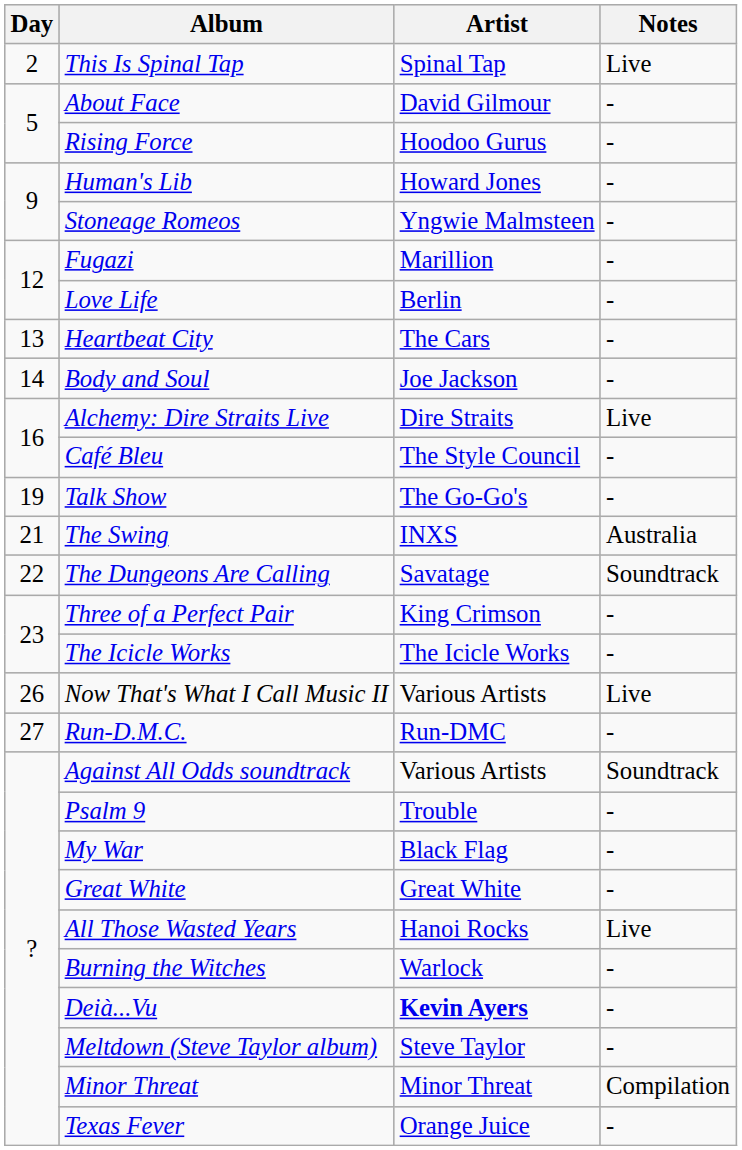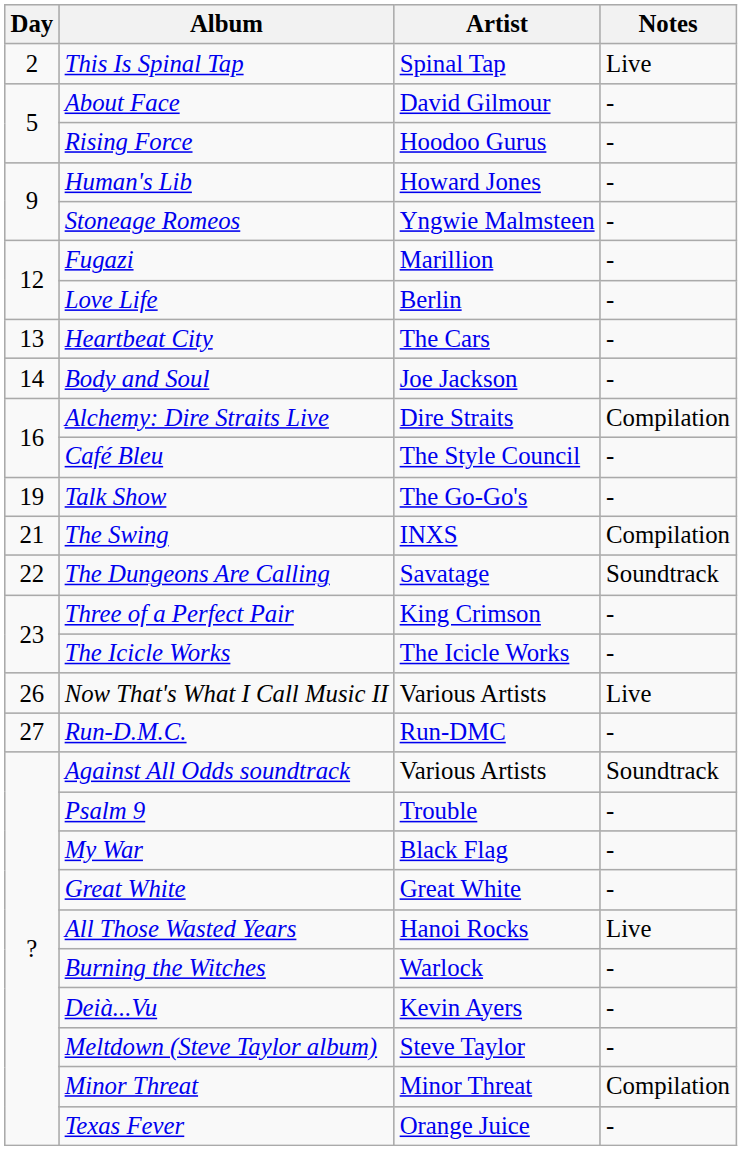(629, 417) Live -> (668, 417) Compilation
(651, 535) Australia -> (668, 535) Compilation
(464, 1007) bold -> (461, 1007) normal
